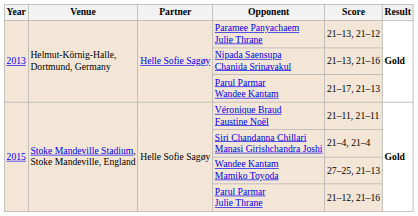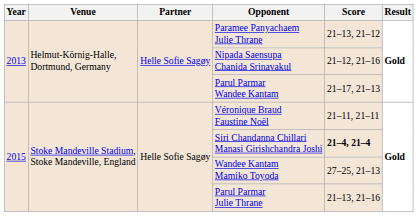(354, 61) 21–13, 21–16 -> (354, 61) 21–12, 21–16
(349, 143) normal -> (349, 143) bold
(354, 198) 21–12, 21–16 -> (354, 198) 21–13, 21–16
